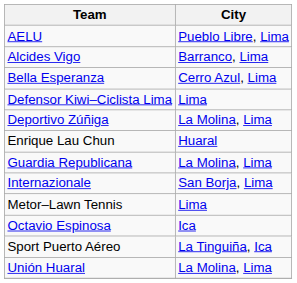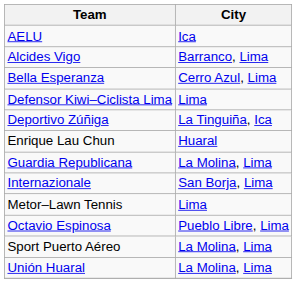(234, 36) Pueblo Libre, Lima -> (187, 36) Ica
(225, 120) La Molina, Lima -> (225, 120) La Tinguiña, Ica
(187, 225) Ica -> (234, 225) Pueblo Libre, Lima
(225, 246) La Tinguiña, Ica -> (225, 246) La Molina, Lima
